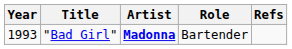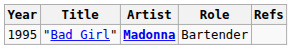(22, 35) 1993 -> (22, 35) 1995
